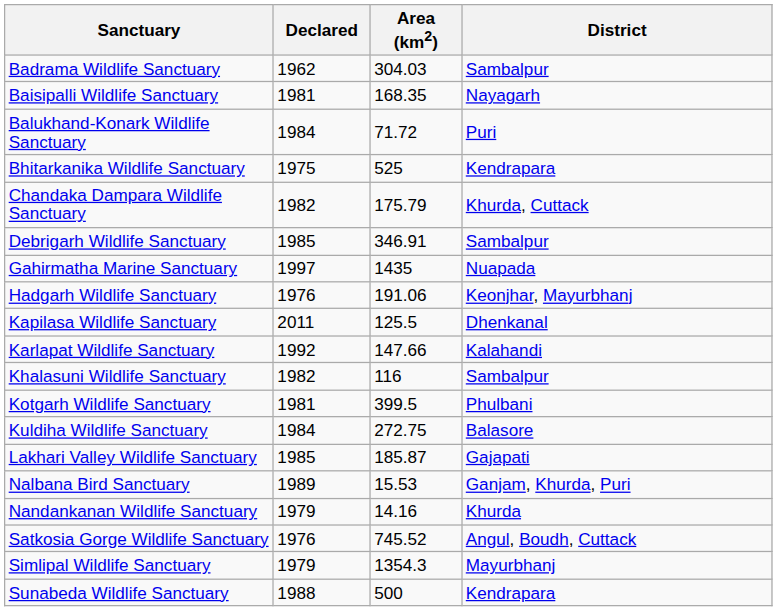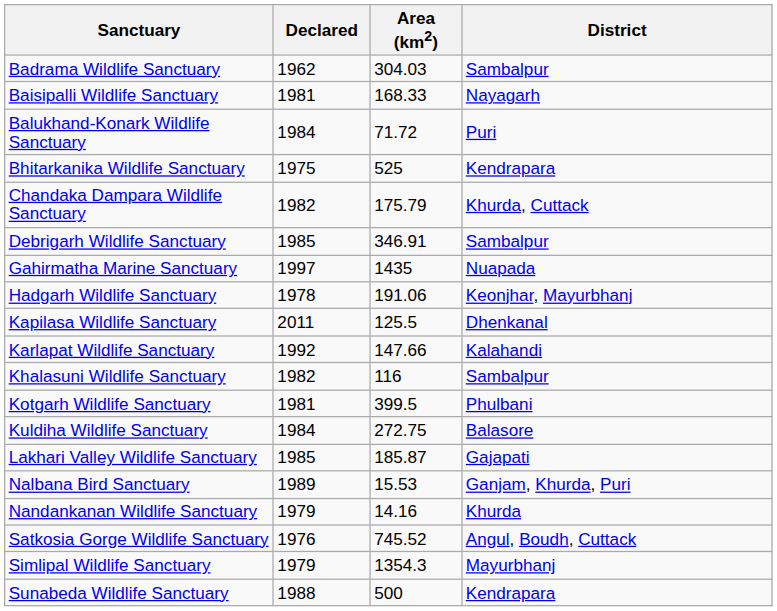(400, 95) 168.35 -> (400, 95) 168.33
(296, 295) 1976 -> (296, 295) 1978
